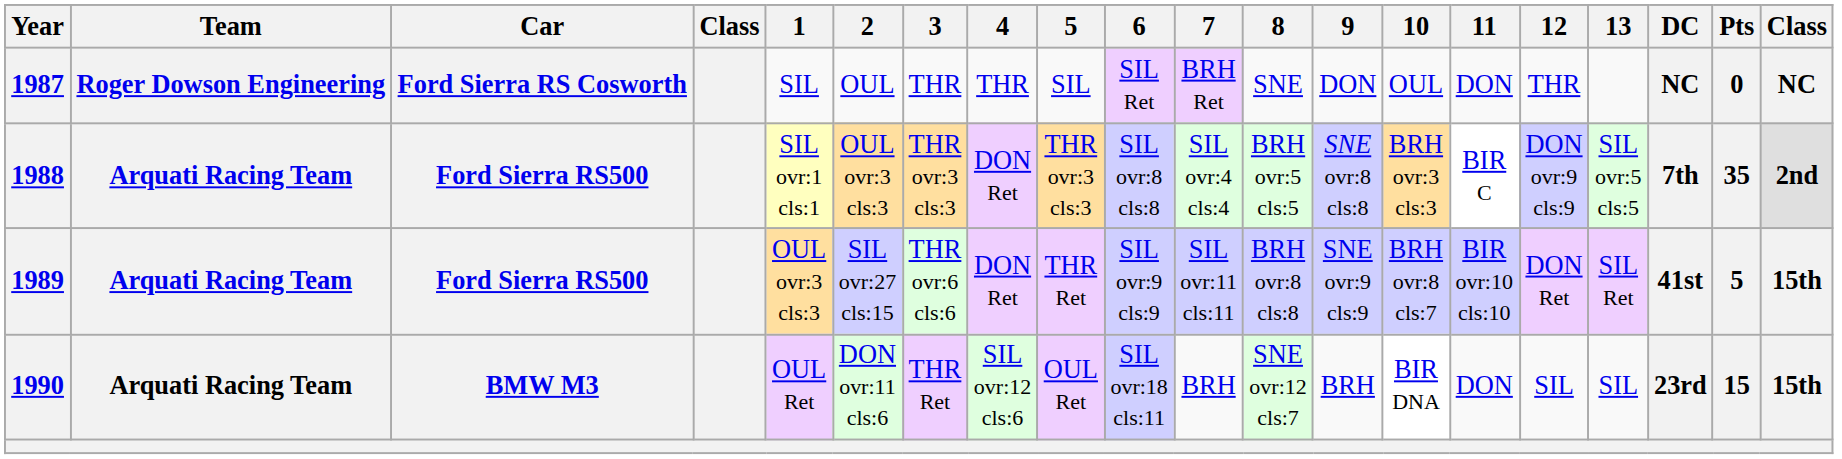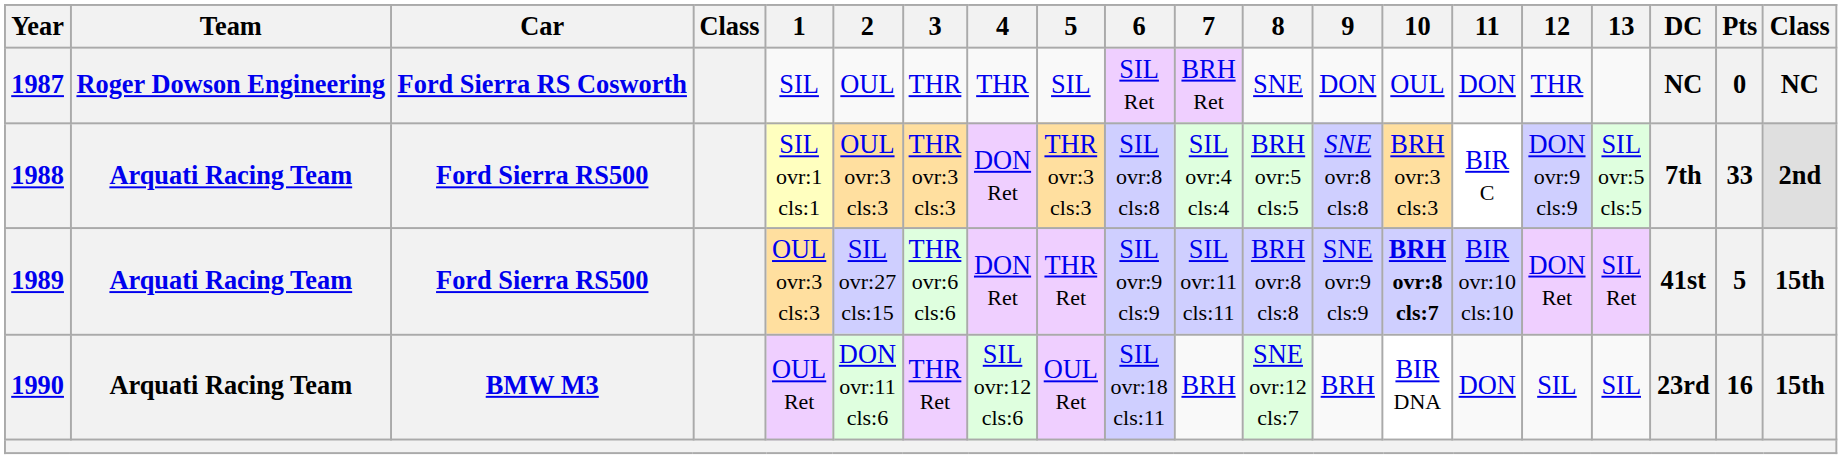(1737, 174) 35 -> (1740, 174) 33
(1416, 279) normal -> (1417, 280) bold
(1737, 386) 15 -> (1740, 386) 16
